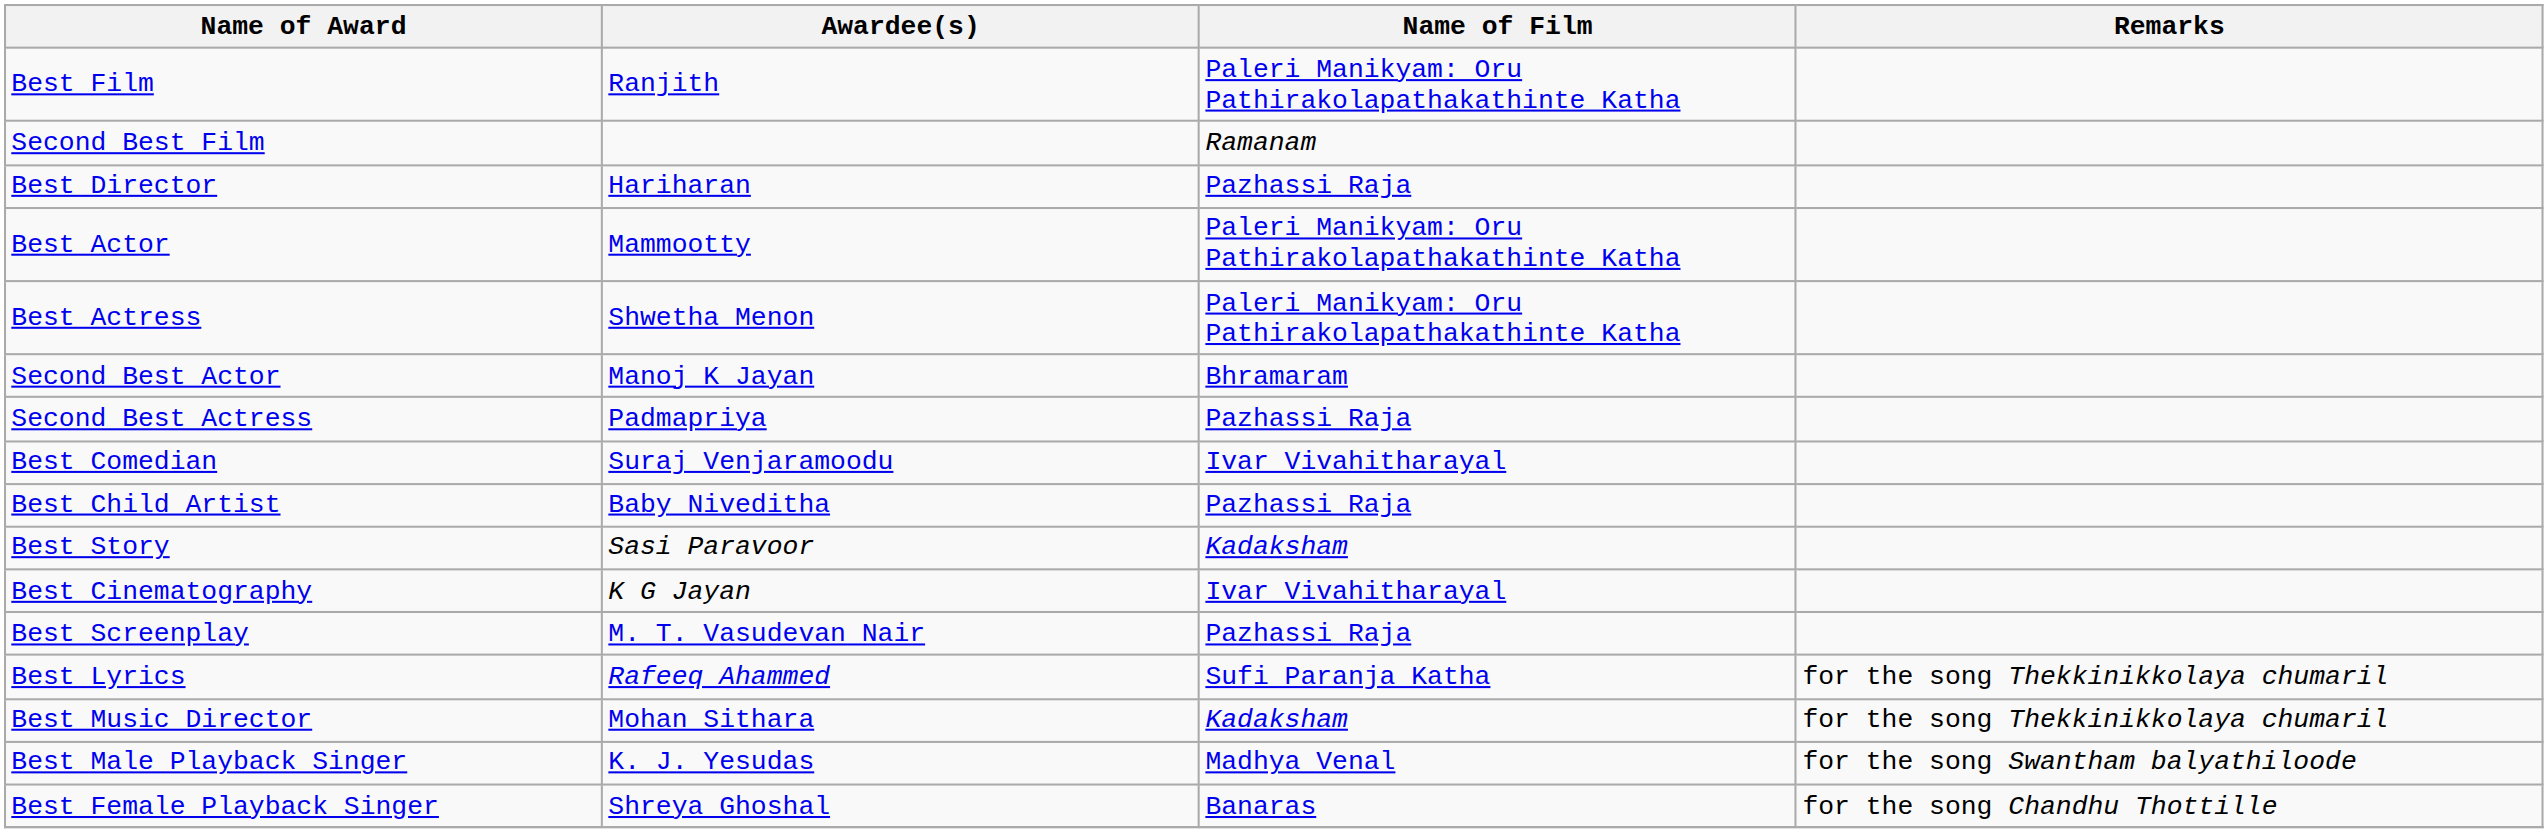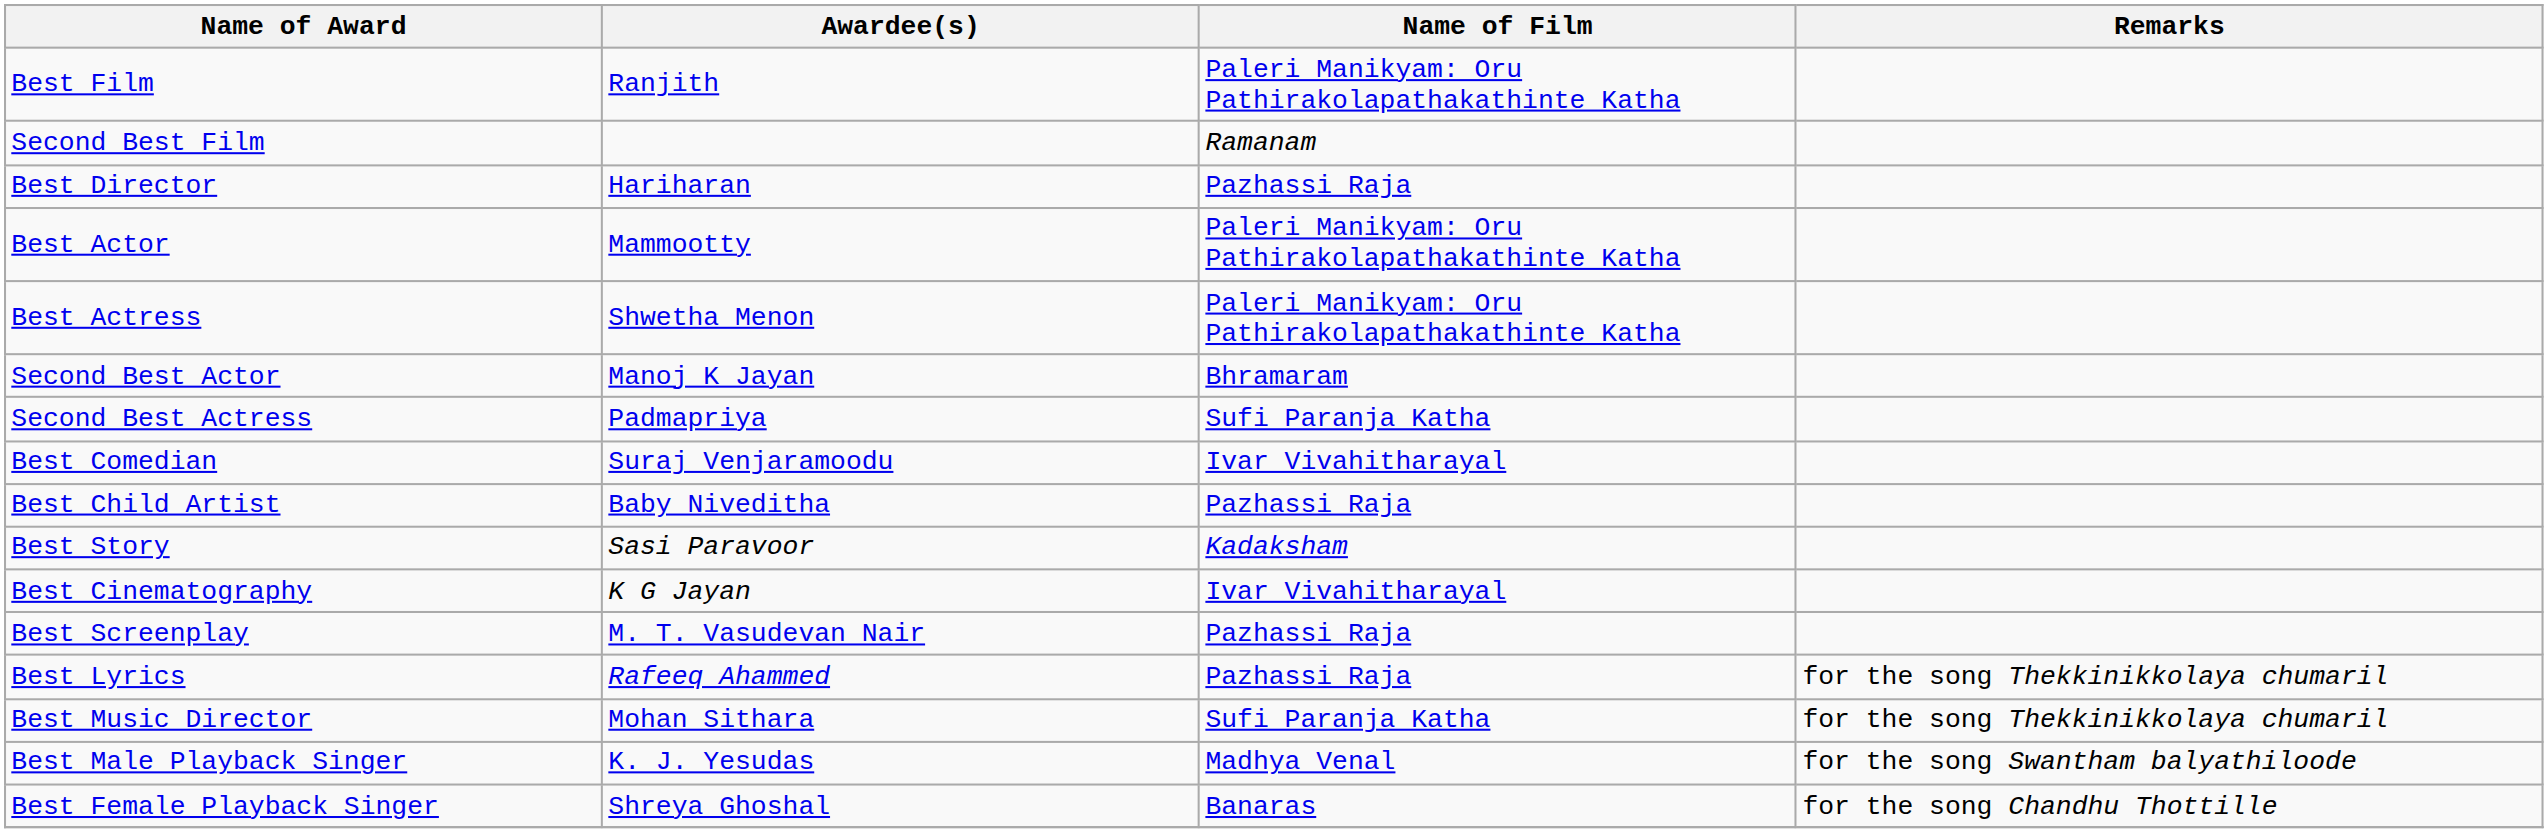(1308, 419) Pazhassi Raja -> (1348, 419) Sufi Paranja Katha
(1348, 677) Sufi Paranja Katha -> (1308, 677) Pazhassi Raja
(1277, 720) Kadaksham -> (1348, 720) Sufi Paranja Katha
